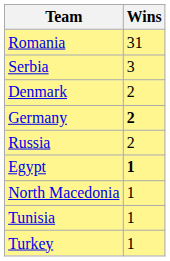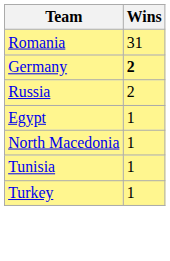- row: (28, 67)
- row: (38, 92)
(131, 167) bold -> (131, 117) normal
